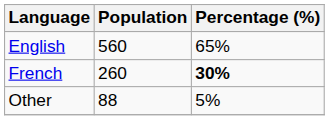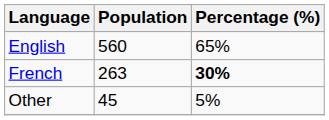(113, 73) 260 -> (113, 73) 263
(108, 100) 88 -> (108, 100) 45
